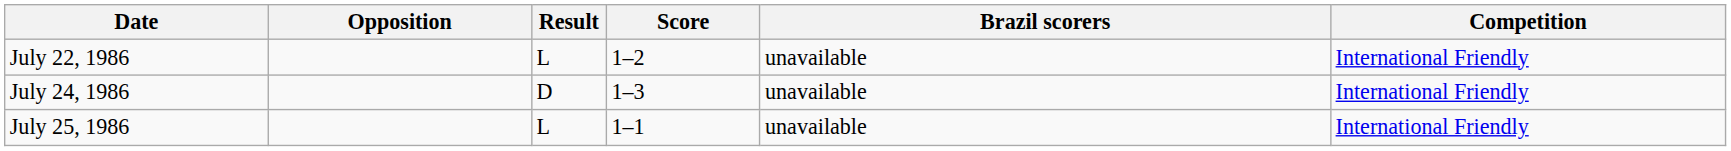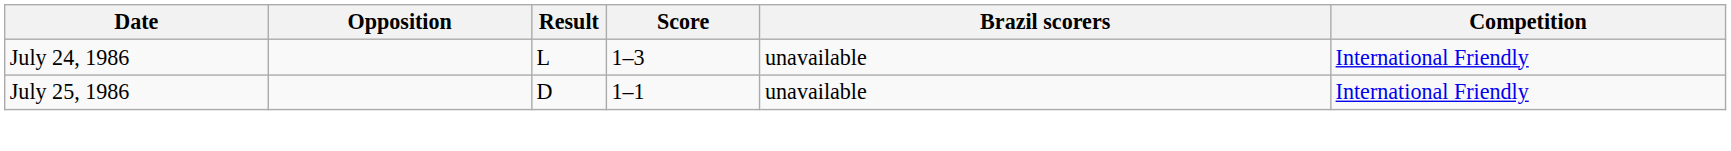- row: (70, 57)
(544, 92) D -> (543, 57) L
(543, 127) L -> (544, 92) D
